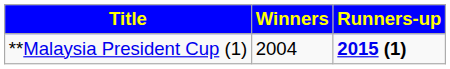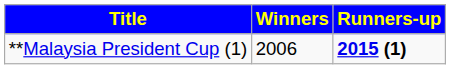(276, 48) 2004 -> (276, 48) 2006
